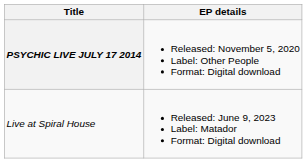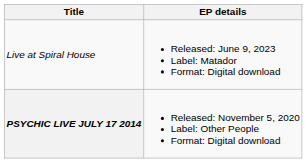rows swapped: (74, 54) <-> (51, 123)
